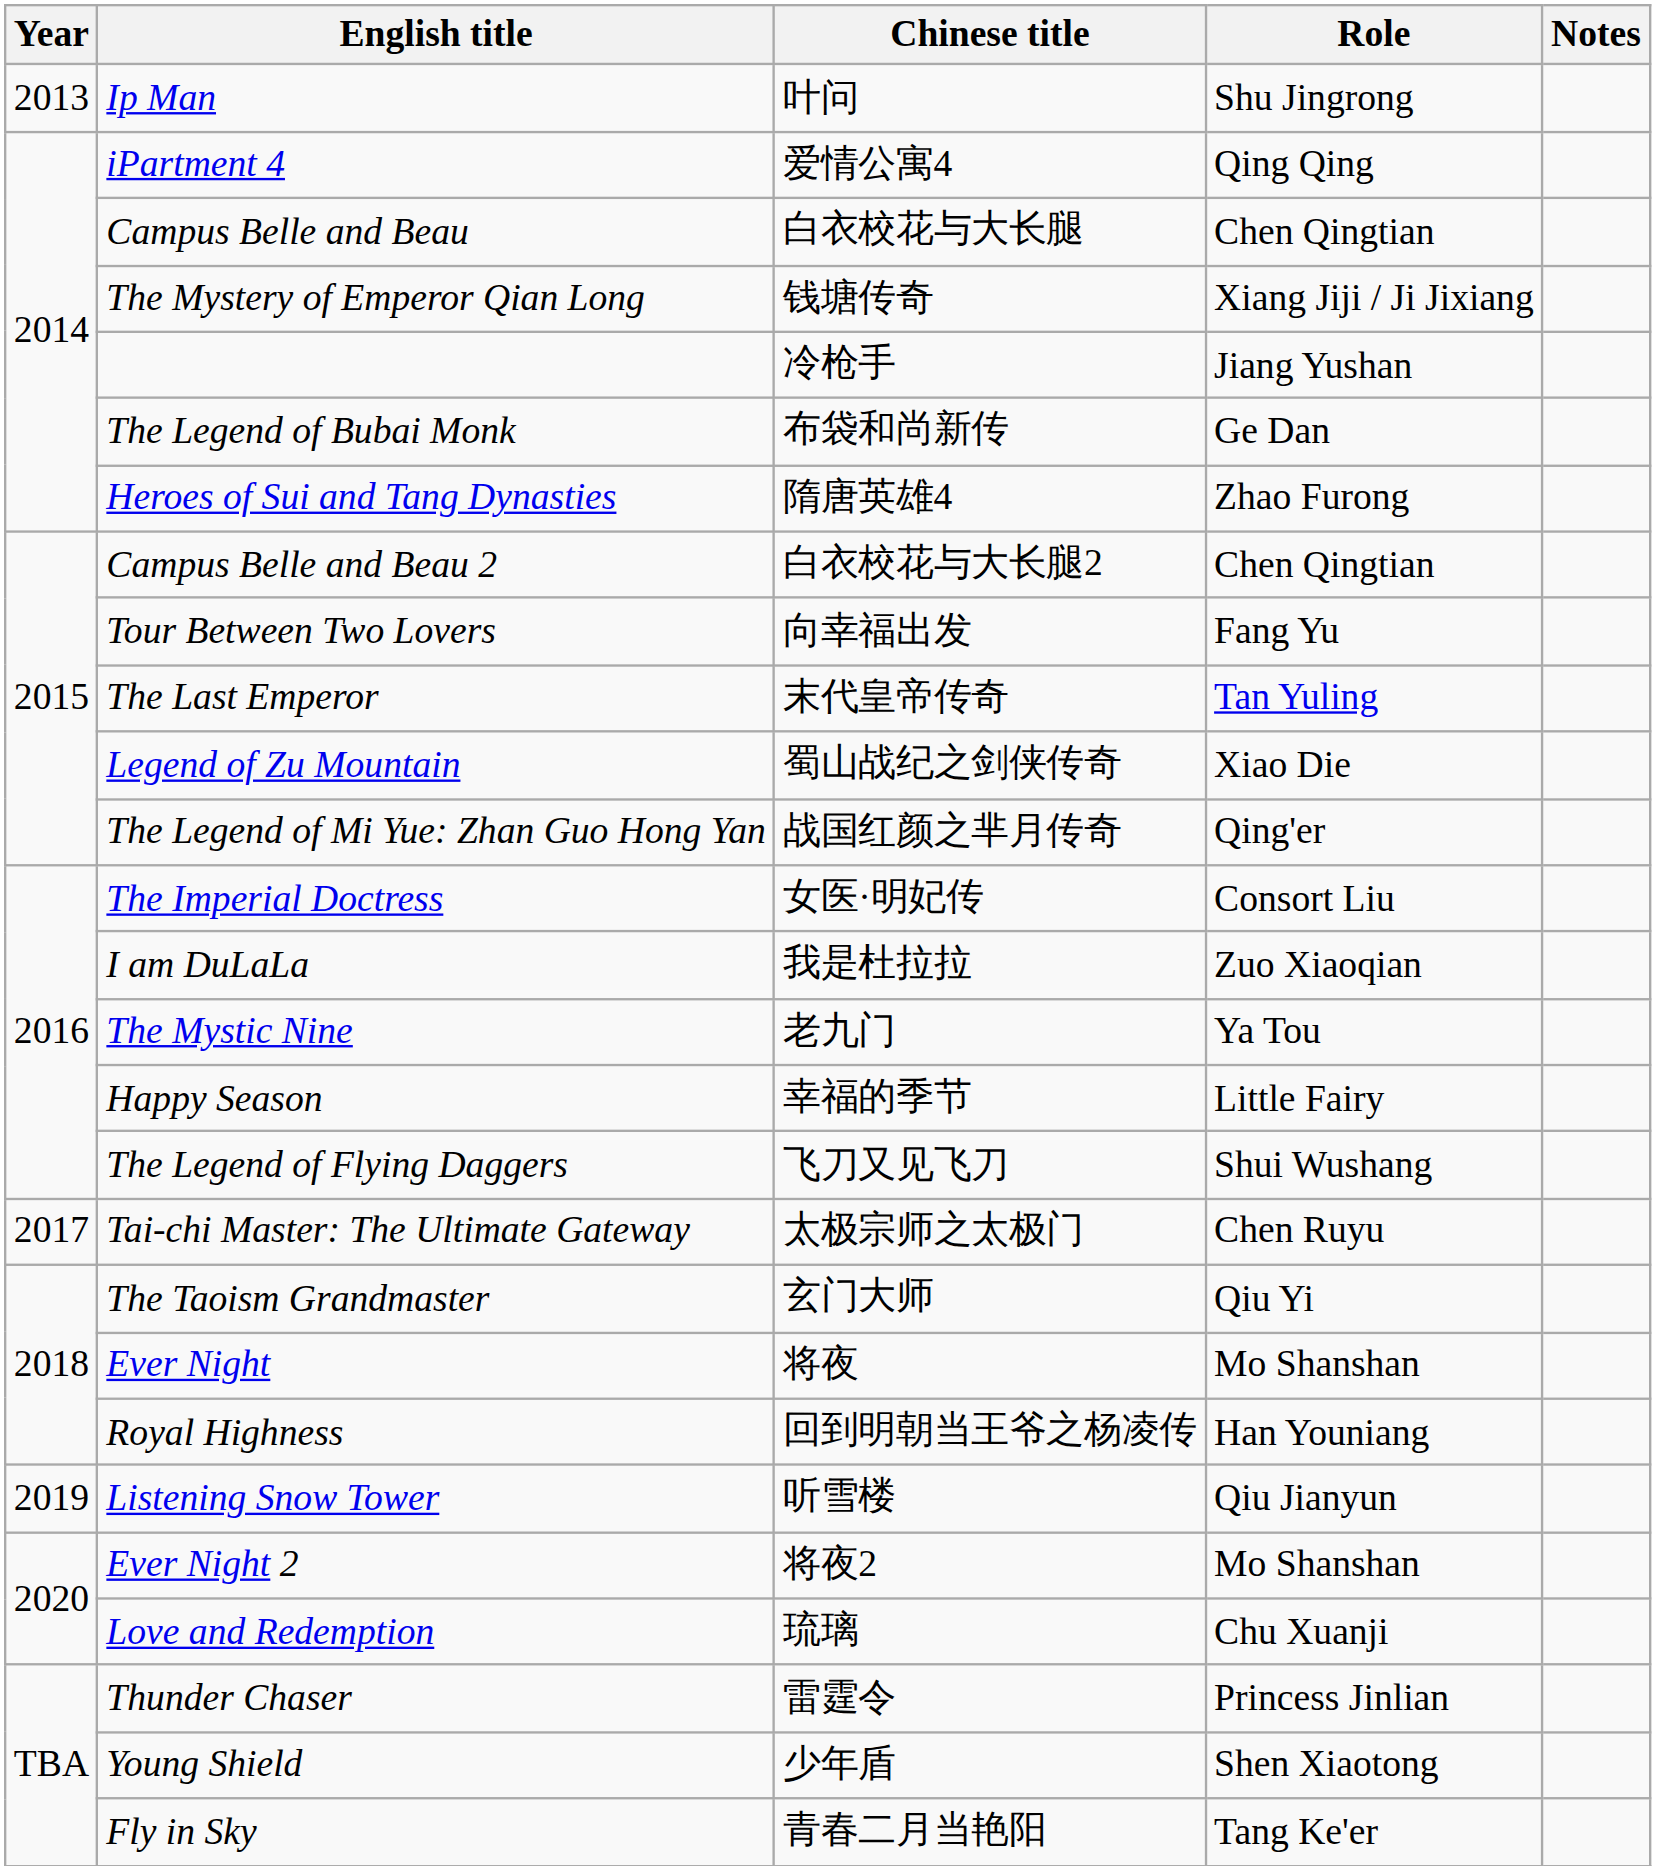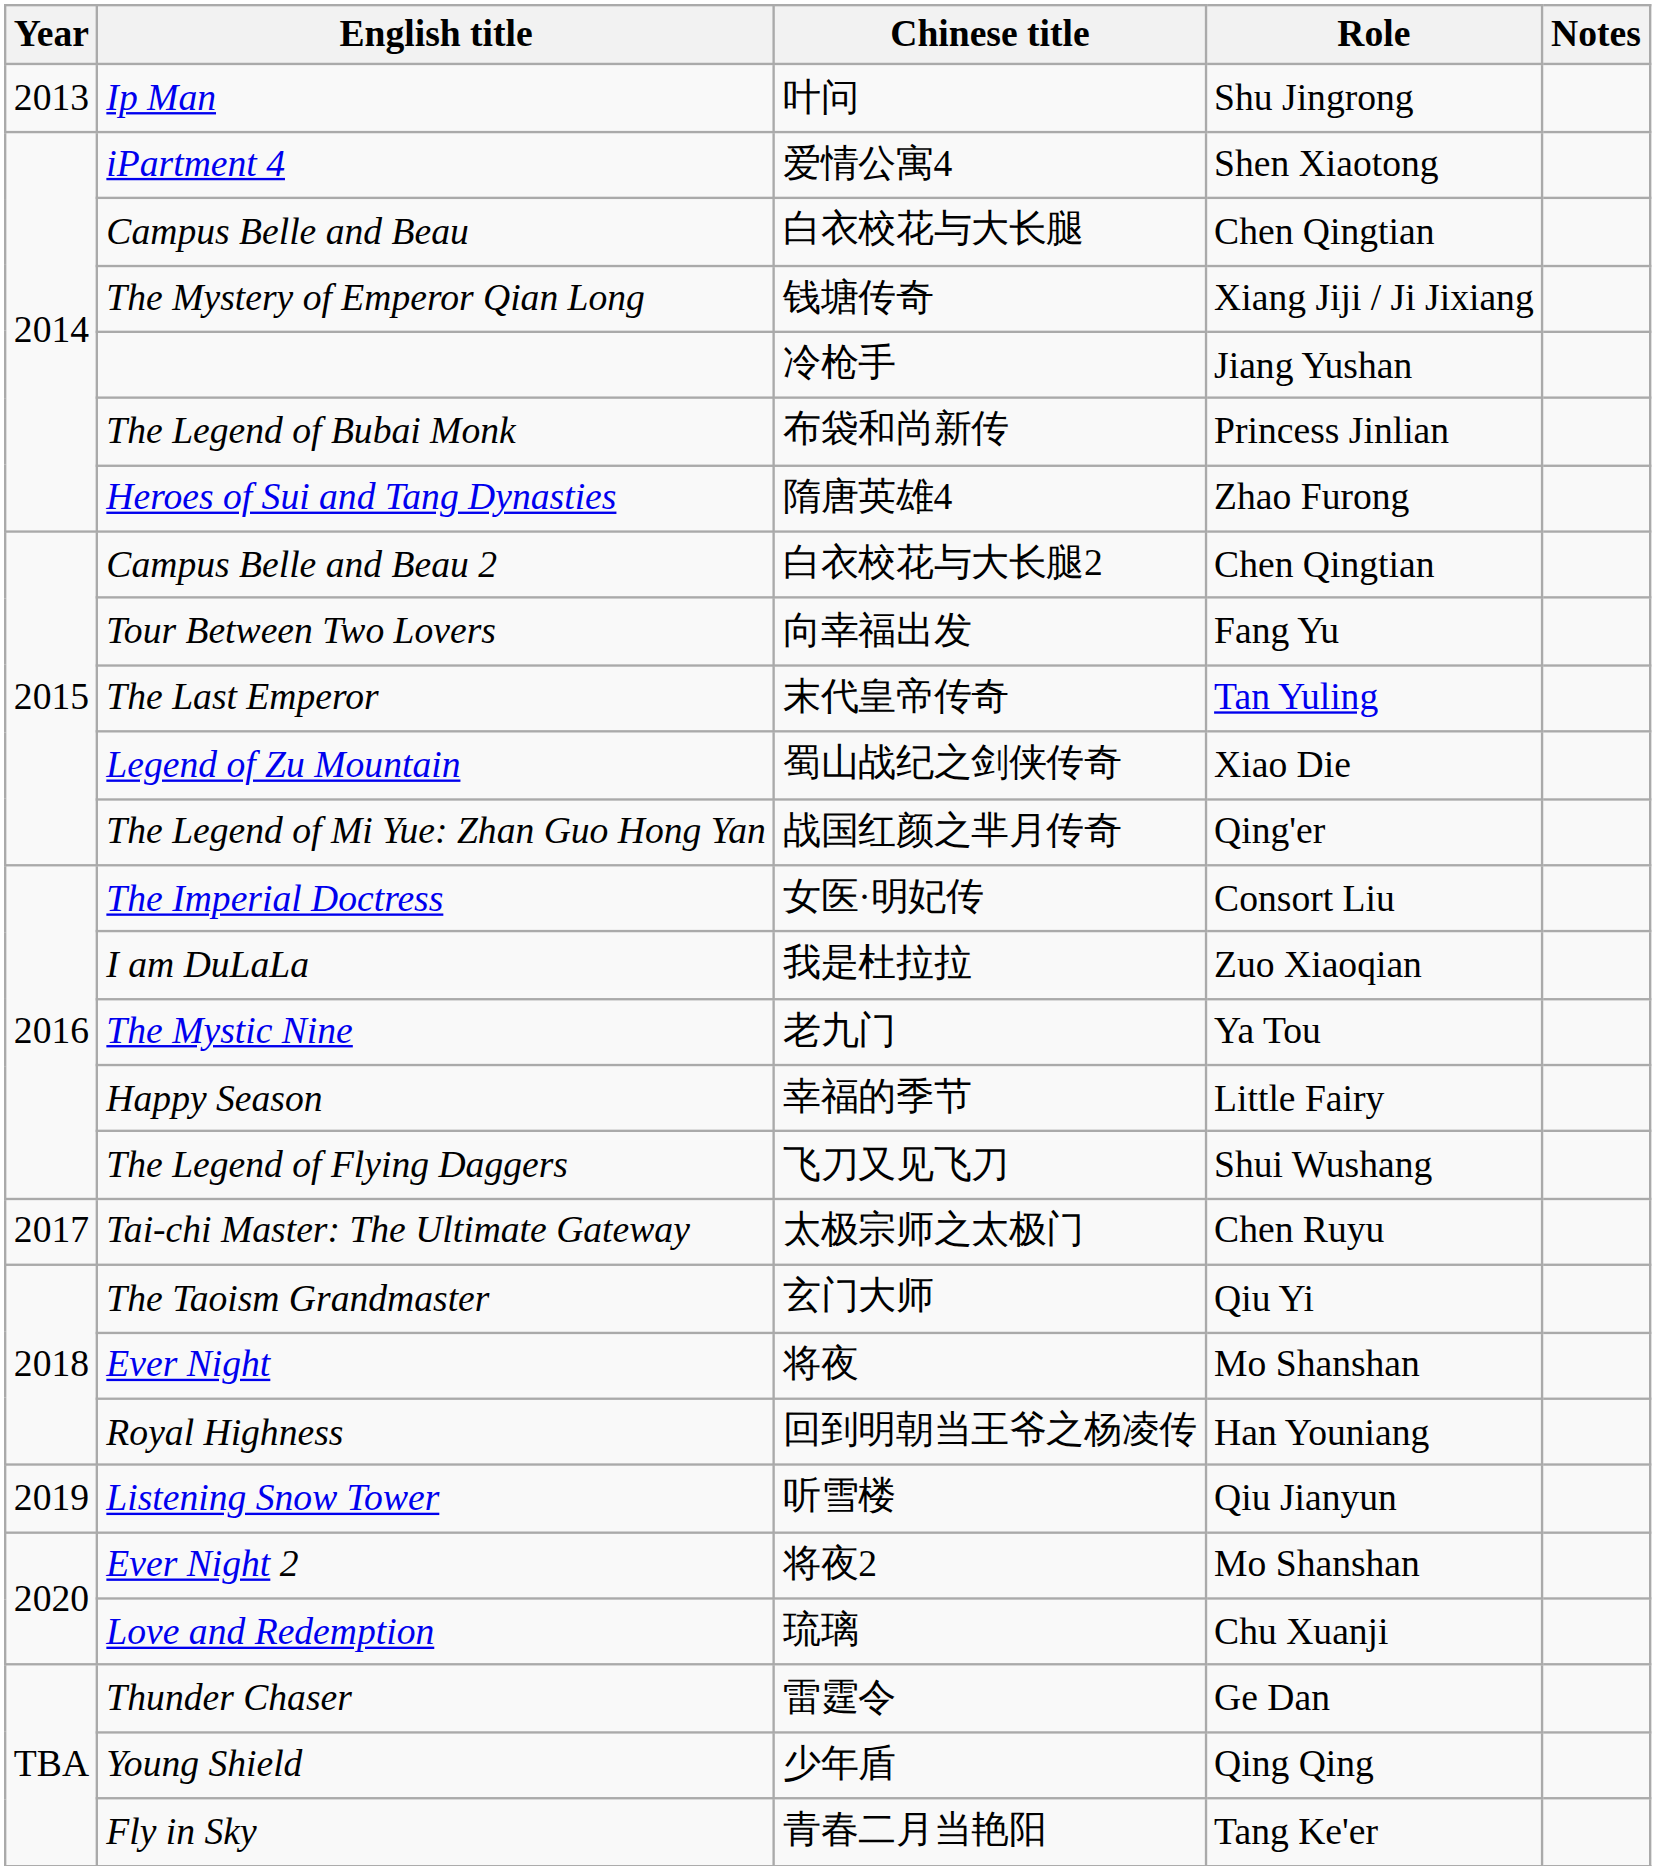(1294, 164) Qing Qing -> (1326, 164) Shen Xiaotong
(1272, 430) Ge Dan -> (1332, 430) Princess Jinlian
(1332, 1697) Princess Jinlian -> (1272, 1697) Ge Dan
(1326, 1764) Shen Xiaotong -> (1294, 1764) Qing Qing
